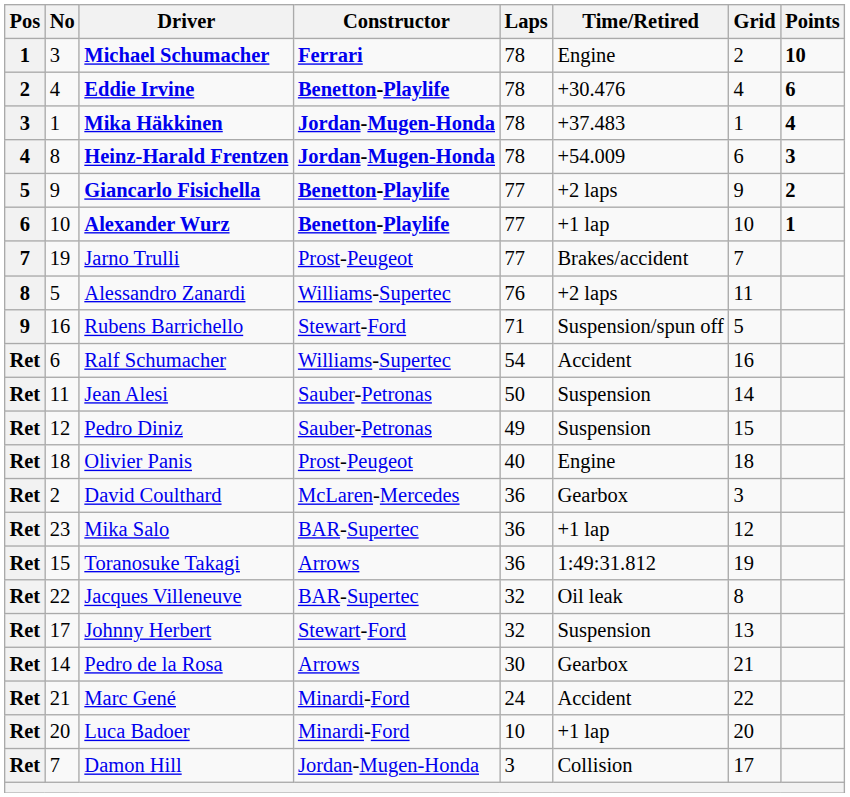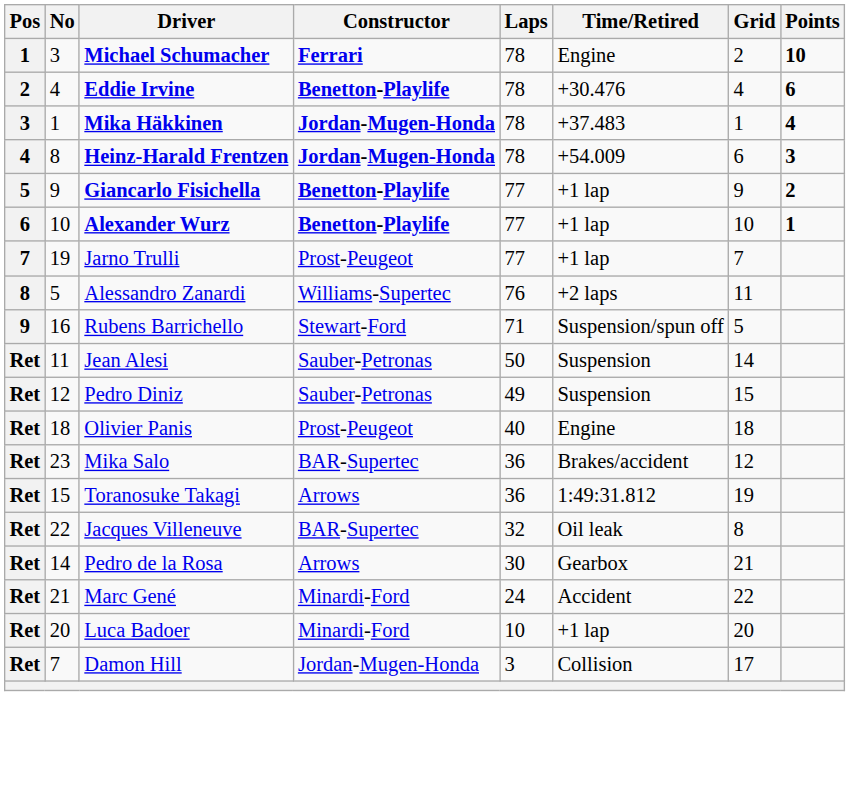(587, 190) +2 laps -> (583, 190) +1 lap
(623, 258) Brakes/accident -> (583, 258) +1 lap
- row: (155, 359)
- row: (153, 495)
(583, 529) +1 lap -> (623, 461) Brakes/accident
- row: (148, 630)
